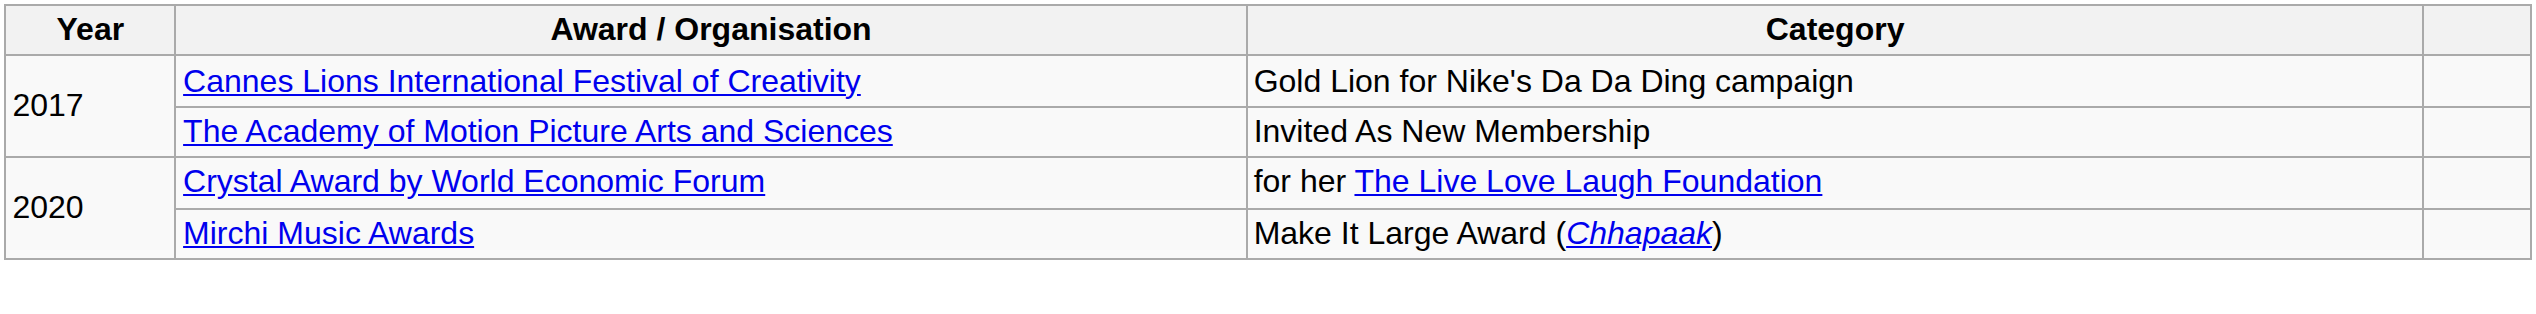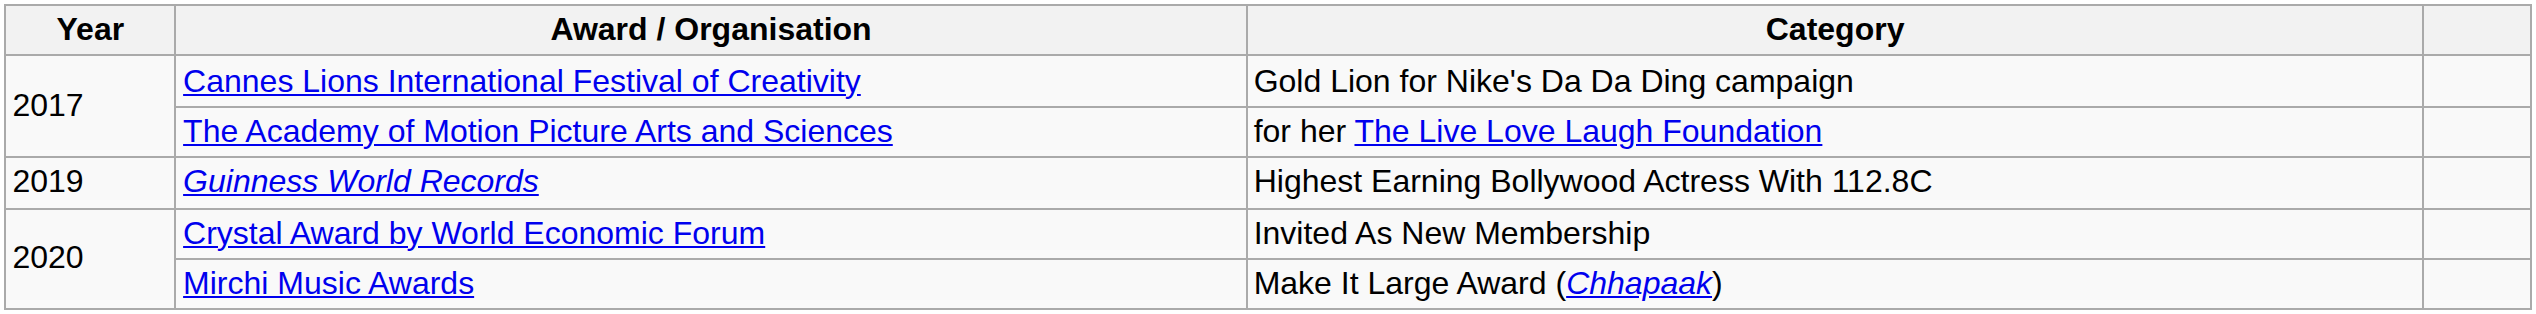(1452, 131) Invited As New Membership -> (1538, 131) for her The Live Love Laugh Foundation
+ row: (361, 182)
(1538, 182) for her The Live Love Laugh Foundation -> (1452, 232) Invited As New Membership
